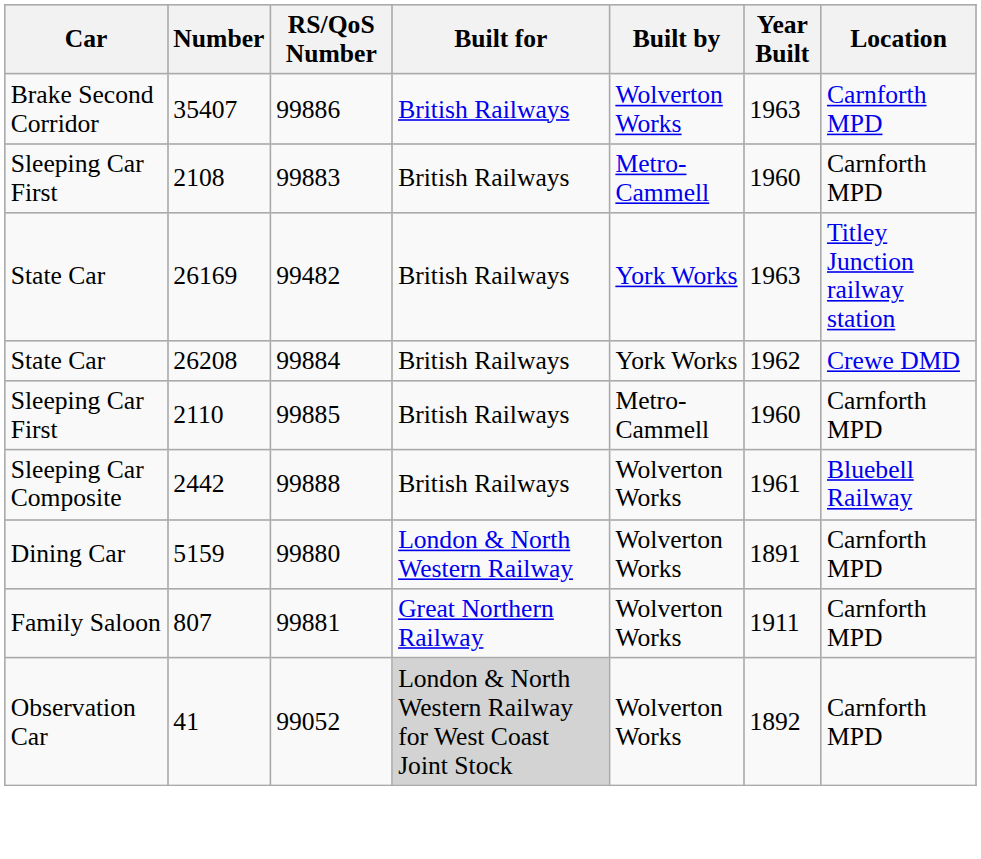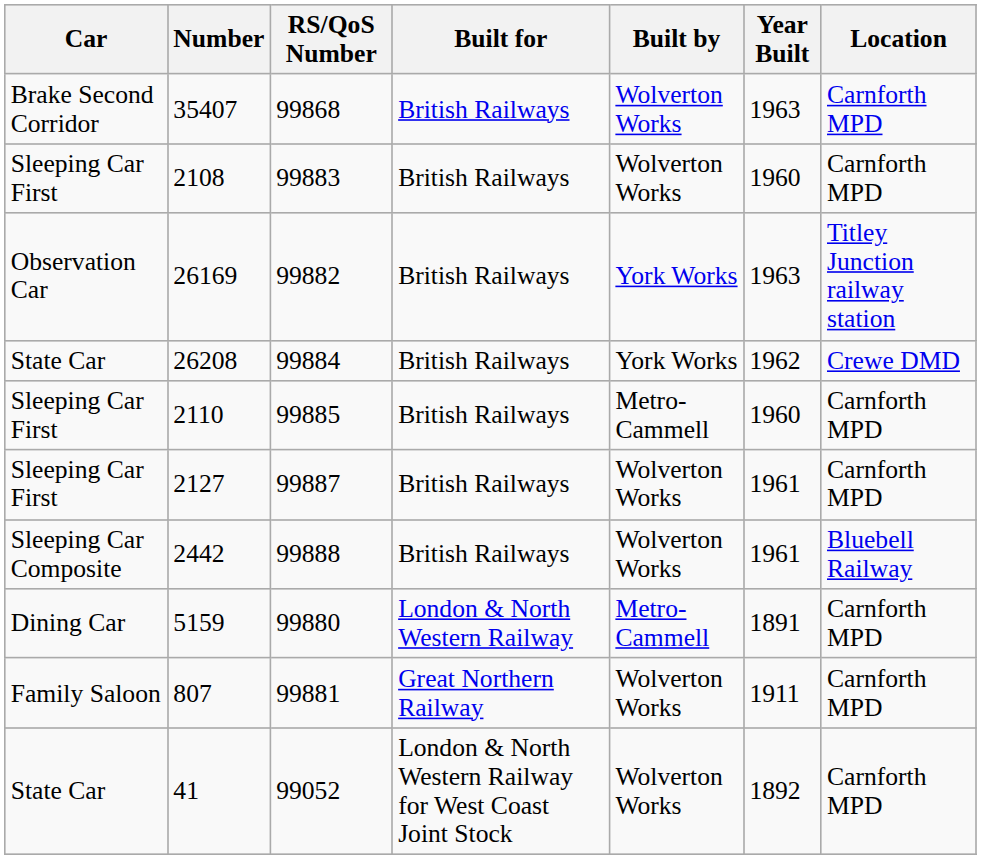(308, 108) 99886 -> (308, 108) 99868
(662, 178) Metro-Cammell -> (669, 178) Wolverton Works
(58, 276) State Car -> (73, 276) Observation Car
(308, 276) 99482 -> (308, 276) 99882
+ row: (199, 484)
(669, 553) Wolverton Works -> (662, 623) Metro-Cammell
(73, 721) Observation Car -> (58, 790) State Car
(486, 721) lightgrey background -> (486, 790) no background
